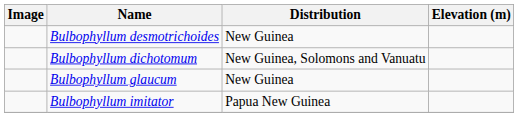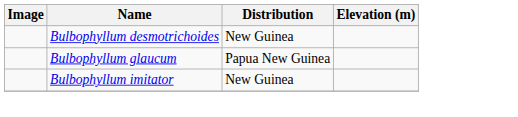- row: (124, 58)
(259, 79) New Guinea -> (278, 58) Papua New Guinea
(278, 101) Papua New Guinea -> (259, 79) New Guinea
